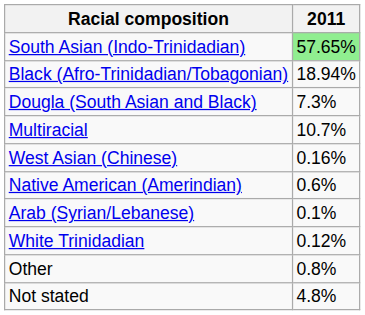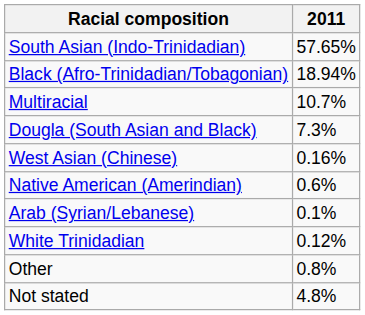(326, 47) lightgreen background -> (326, 47) no background
rows swapped: (48, 130) <-> (133, 102)
